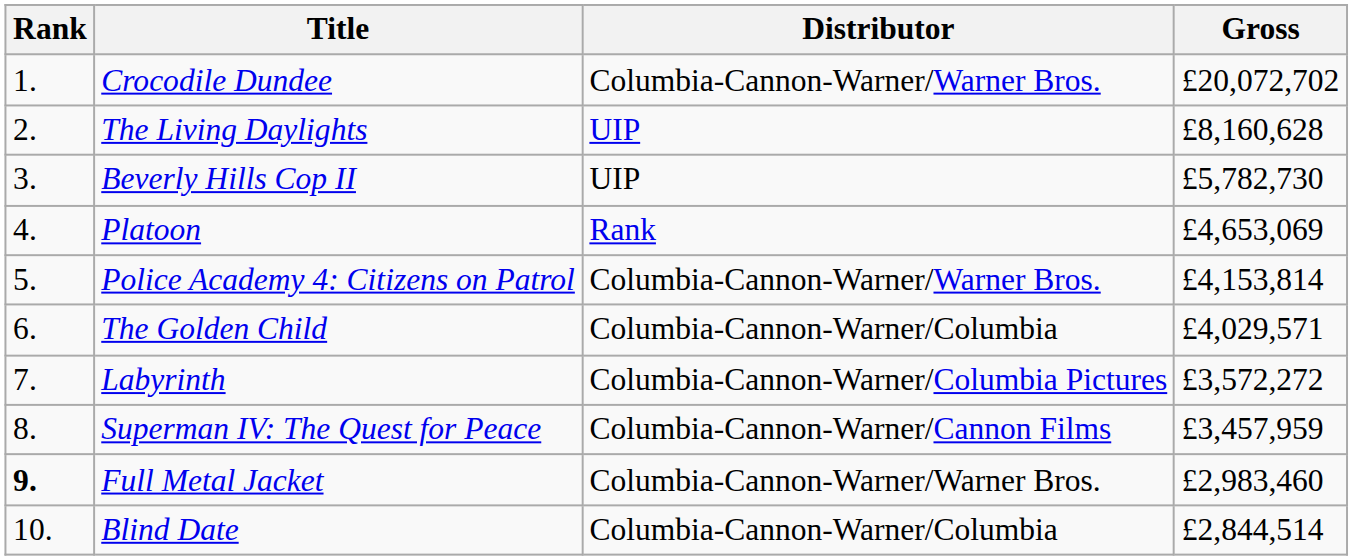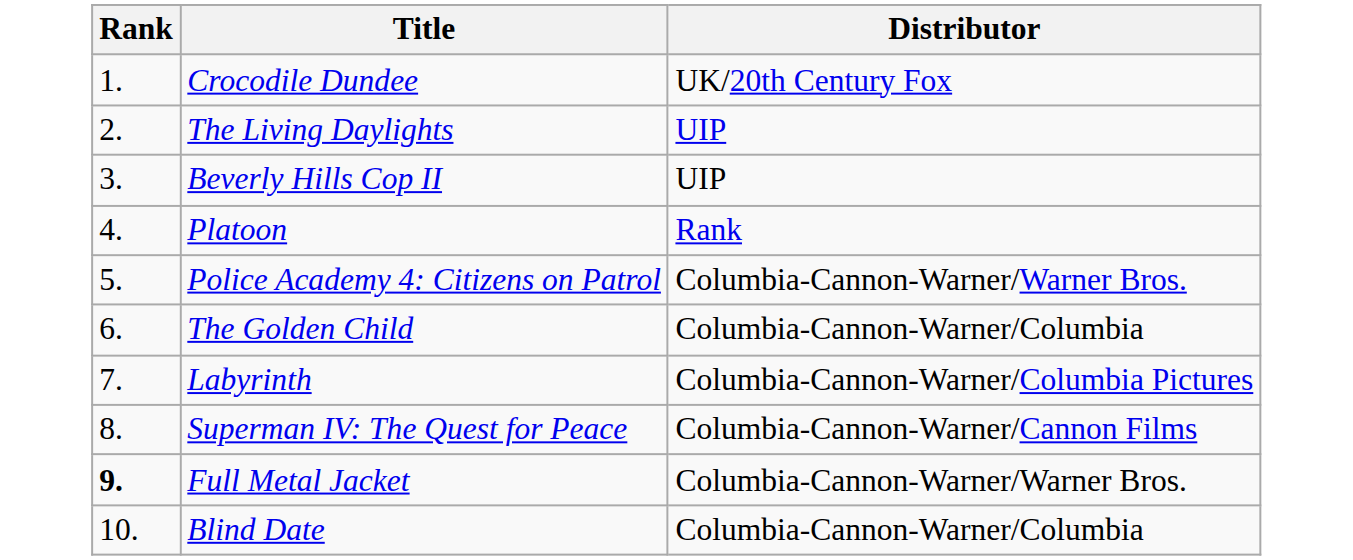- column: (1261, 29)
(845, 79) Columbia-Cannon-Warner/Warner Bros. -> (814, 79) UK/20th Century Fox
